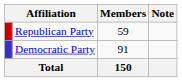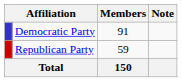rows swapped: (55, 49) <-> (54, 31)
